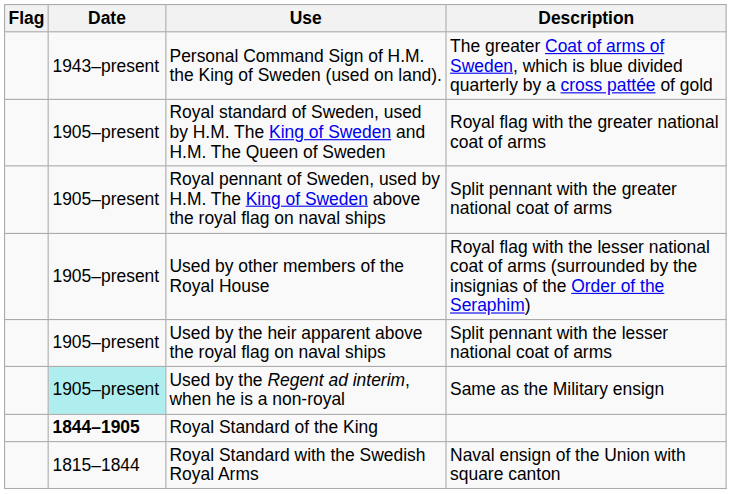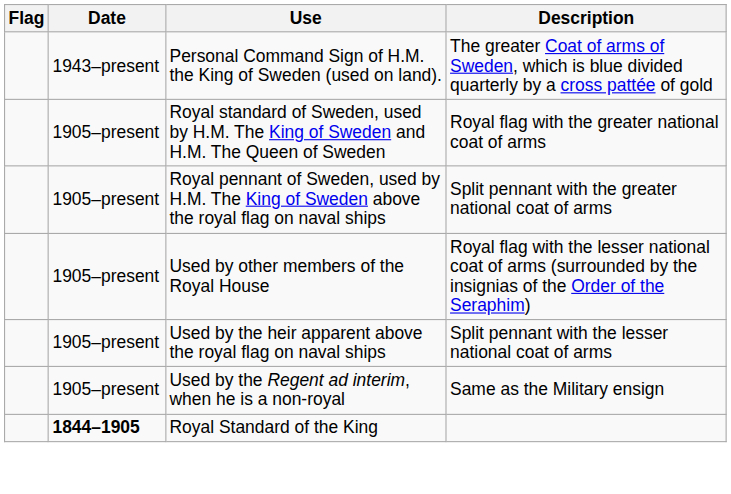(106, 390) paleturquoise background -> (106, 390) no background
- row: (297, 465)
